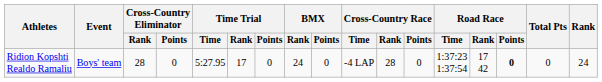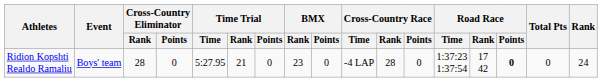(241, 63) 17 -> (241, 63) 21
(298, 63) 24 -> (298, 63) 23
